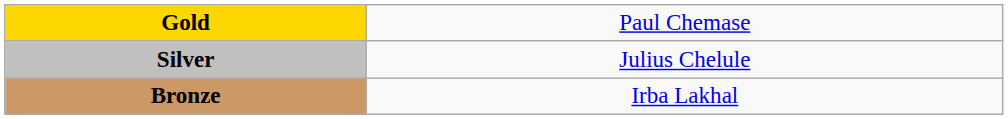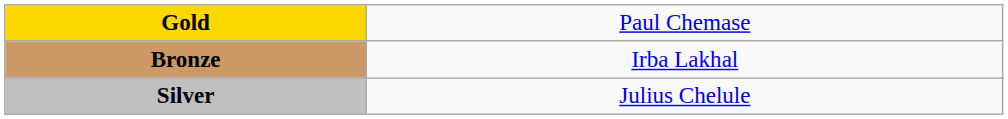rows swapped: (186, 59) <-> (186, 95)
